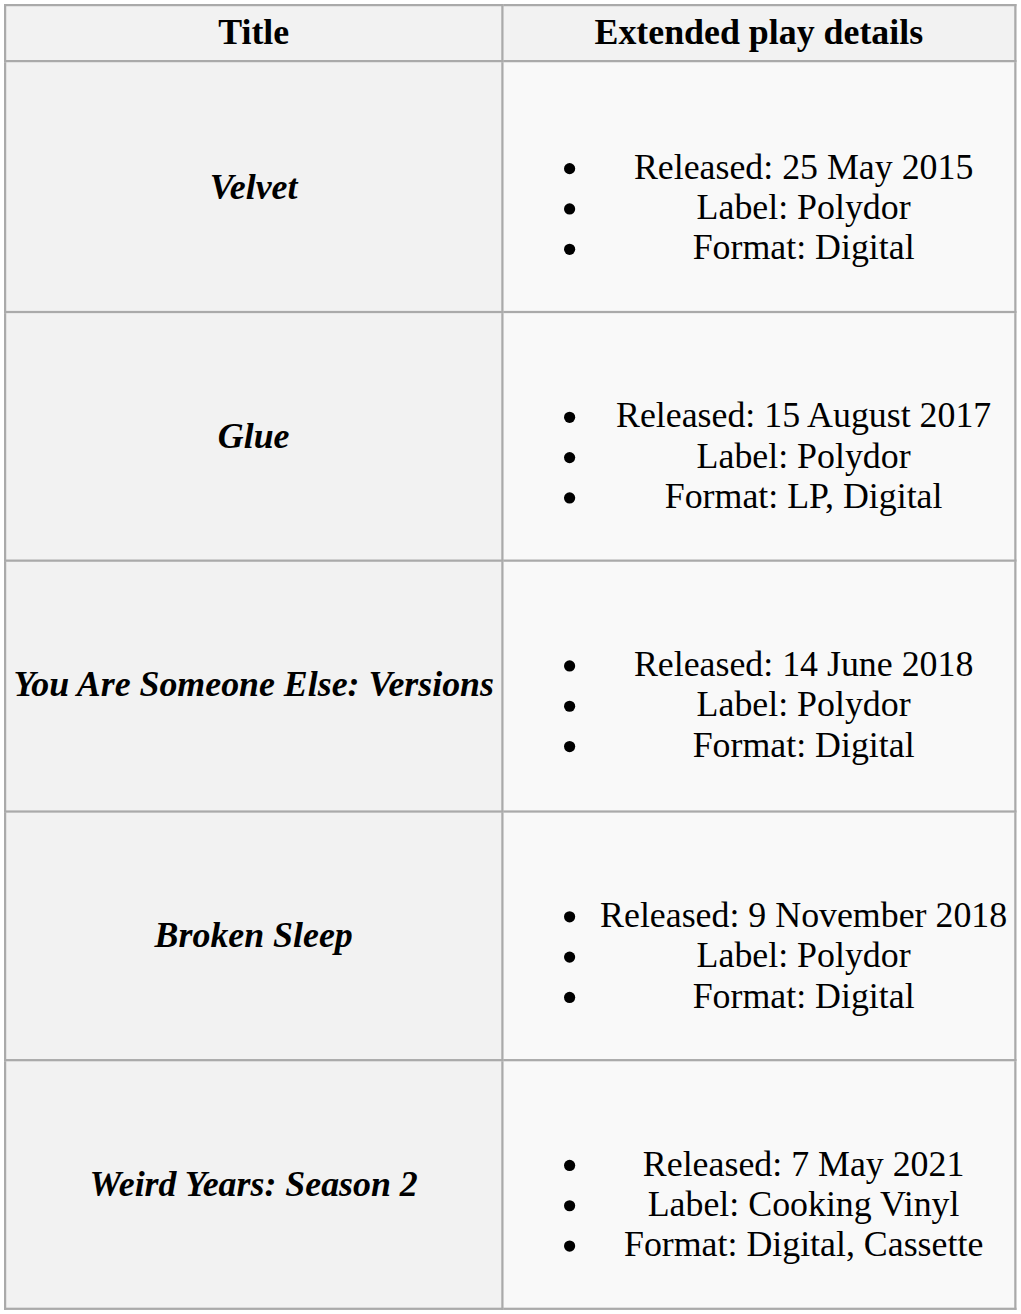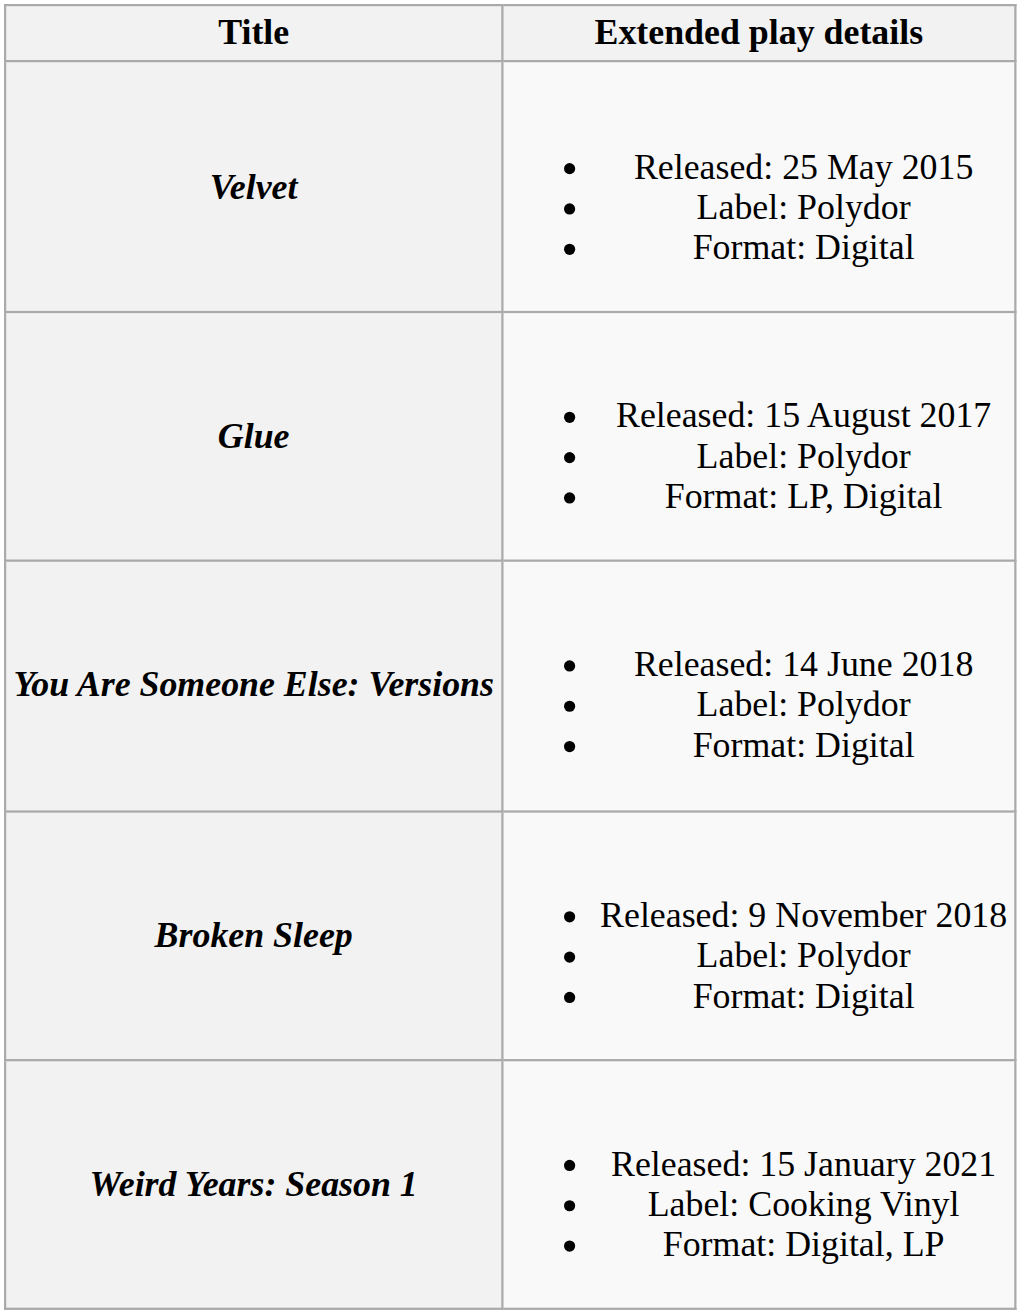+ row: (254, 1184)
- row: (254, 1184)
